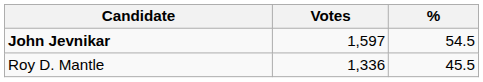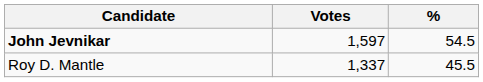(366, 64) 1,336 -> (366, 64) 1,337
